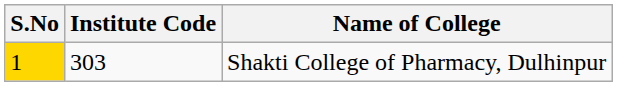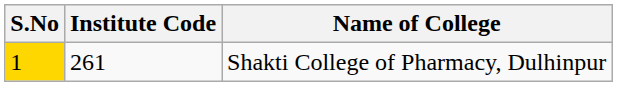(88, 61) 303 -> (88, 61) 261
